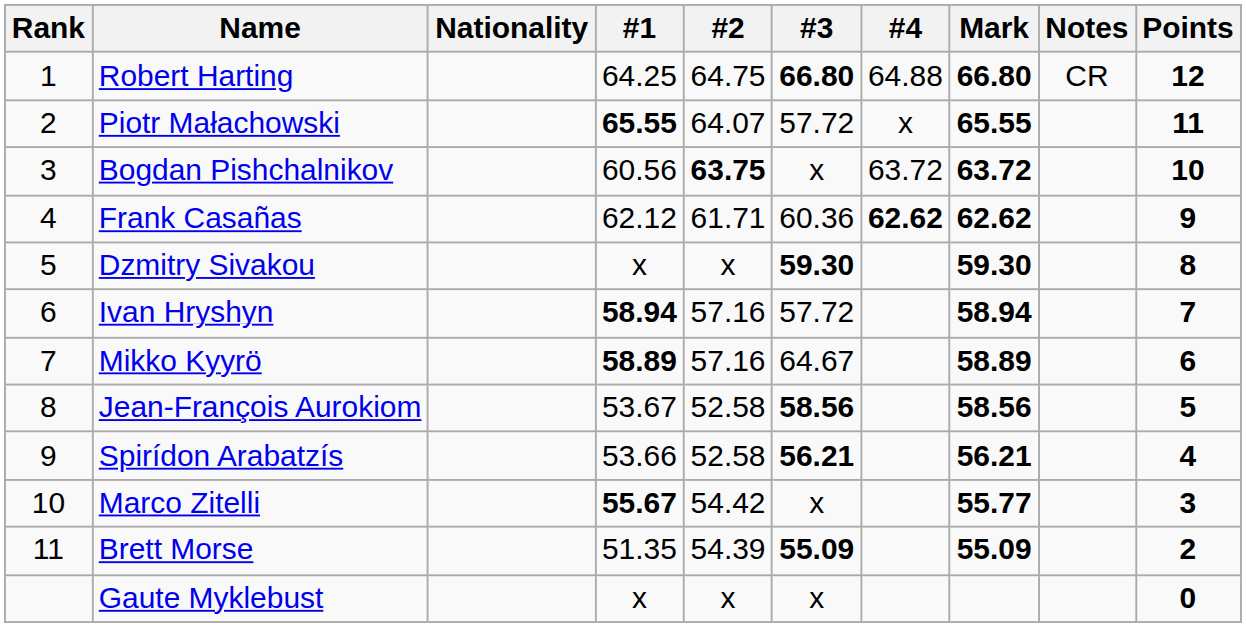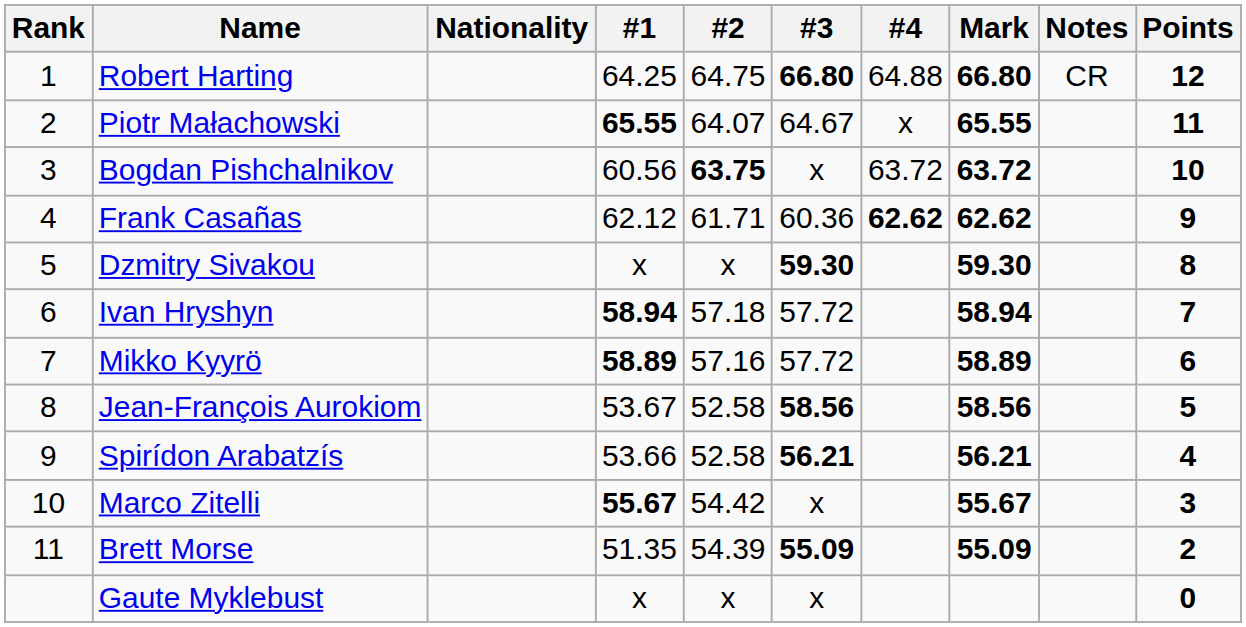(817, 123) 57.72 -> (817, 123) 64.67
(728, 312) 57.16 -> (728, 312) 57.18
(817, 360) 64.67 -> (817, 360) 57.72
(994, 502) 55.77 -> (994, 502) 55.67
